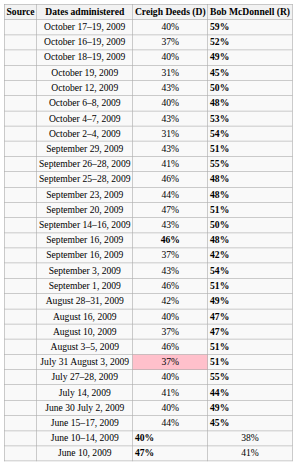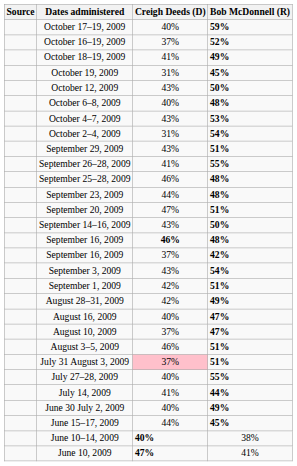(170, 57) 40% -> (170, 57) 41%
(170, 286) 46% -> (170, 286) 42%
